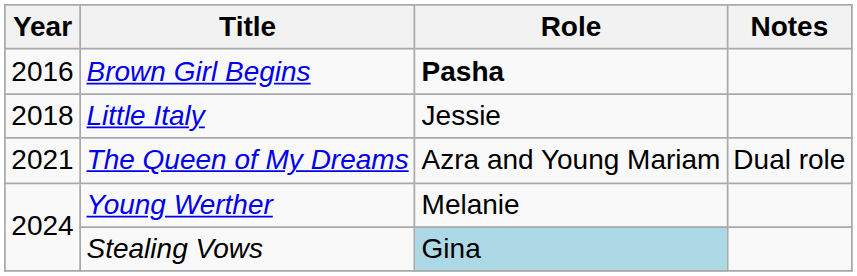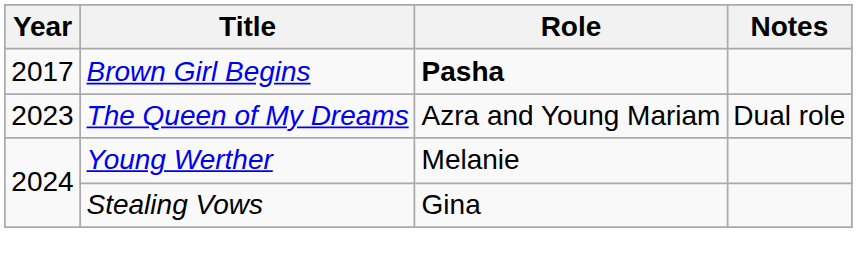(42, 71) 2016 -> (42, 71) 2017
- row: (146, 115)
(42, 159) 2021 -> (42, 115) 2023
(451, 248) lightblue background -> (451, 204) no background
